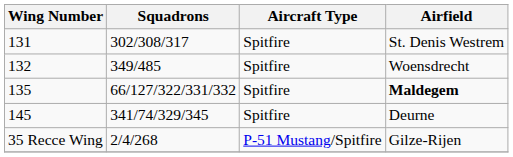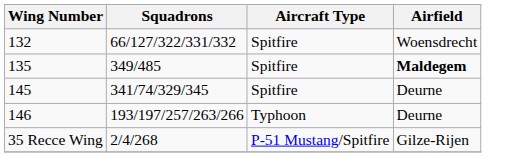- row: (20, 41)
(136, 66) 349/485 -> (173, 41) 66/127/322/331/332
(173, 90) 66/127/322/331/332 -> (136, 66) 349/485
+ row: (20, 115)
